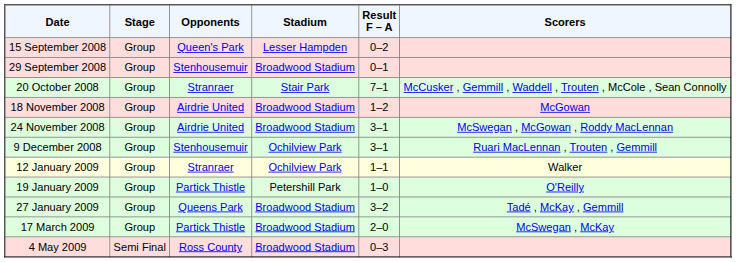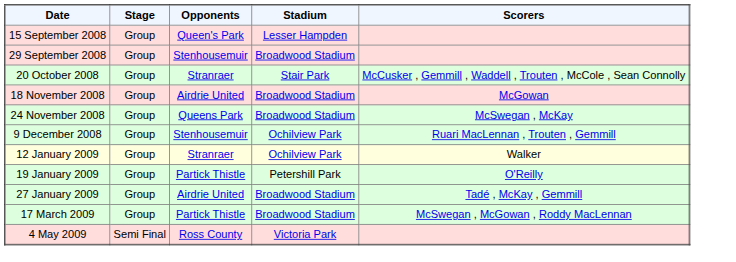- column: (379, 21)
(211, 127) Airdrie United -> (211, 115) Queens Park
(565, 127) McSwegan , McGowan , Roddy MacLennan -> (524, 115) McSwegan , McKay
(211, 207) Queens Park -> (211, 194) Airdrie United
(565, 227) McSwegan , McKay -> (524, 214) McSwegan , McGowan , Roddy MacLennan
(305, 247) Broadwood Stadium -> (305, 234) Victoria Park
